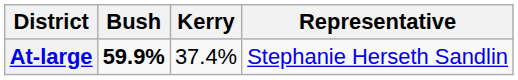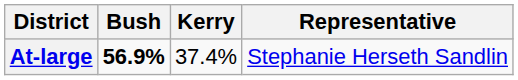(134, 56) 59.9% -> (134, 56) 56.9%
